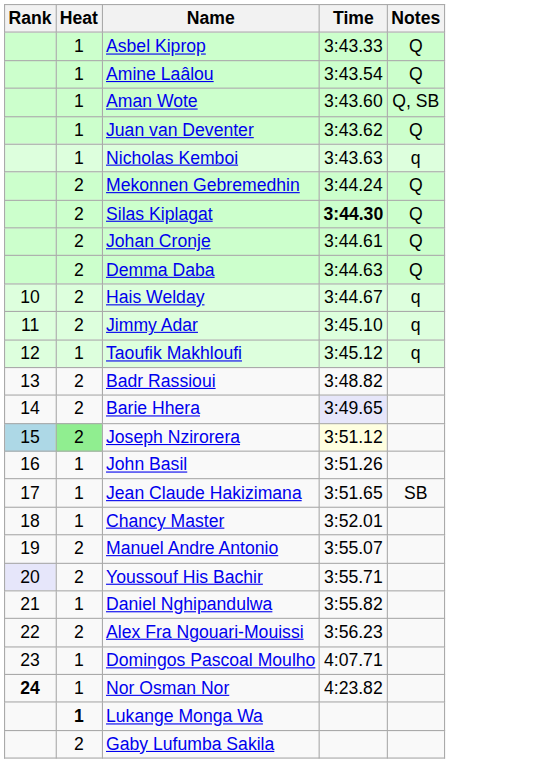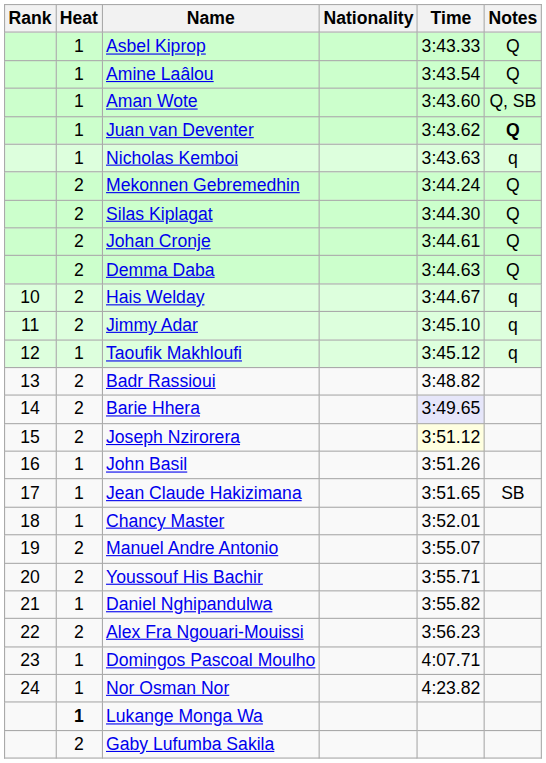+ column: (368, 18)
(416, 130) normal -> (513, 130) bold
(353, 213) bold -> (451, 213) normal
(30, 437) lightblue background -> (30, 437) no background
(79, 437) lightgreen background -> (79, 437) no background
(30, 576) lavender background -> (30, 576) no background
(30, 688) bold -> (30, 688) normal
